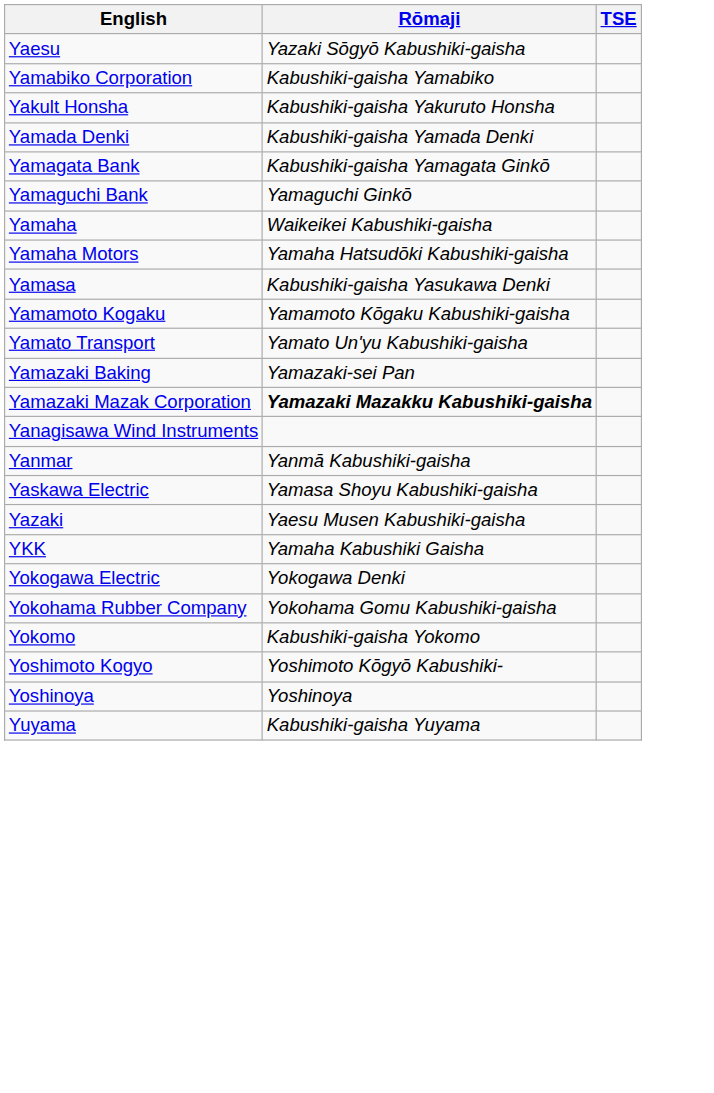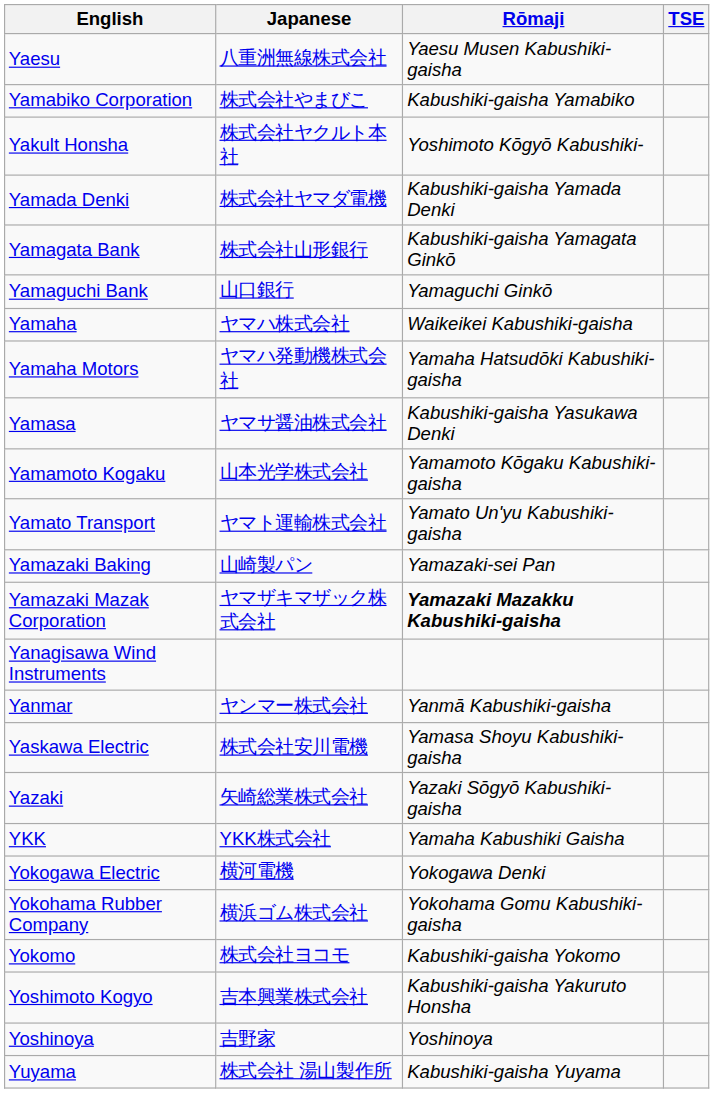+ column: (309, 19)
(396, 48) Yazaki Sōgyō Kabushiki-gaisha -> (509, 59) Yaesu Musen Kabushiki-gaisha
(411, 107) Kabushiki-gaisha Yakuruto Honsha -> (525, 145) Yoshimoto Kōgyō Kabushiki-
(396, 519) Yaesu Musen Kabushiki-gaisha -> (509, 798) Yazaki Sōgyō Kabushiki-gaisha
(385, 666) Yoshimoto Kōgyō Kabushiki- -> (517, 997) Kabushiki-gaisha Yakuruto Honsha
